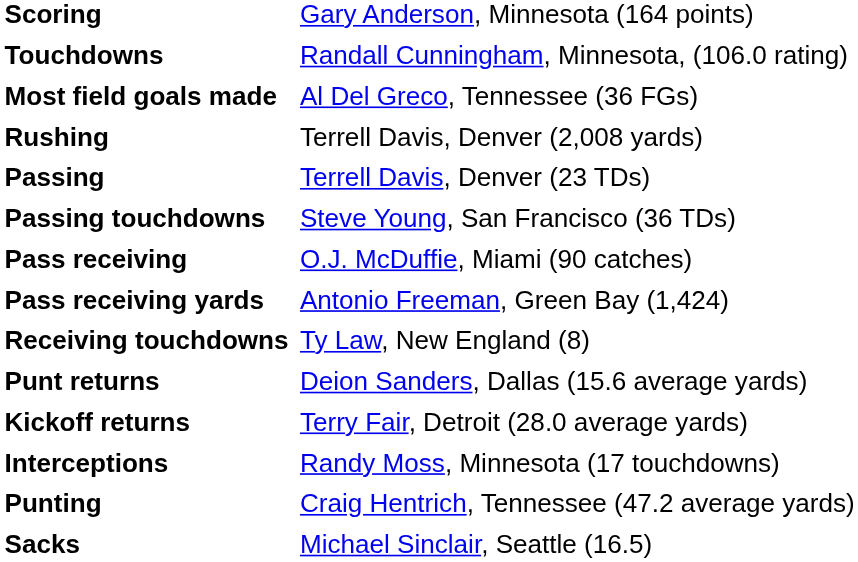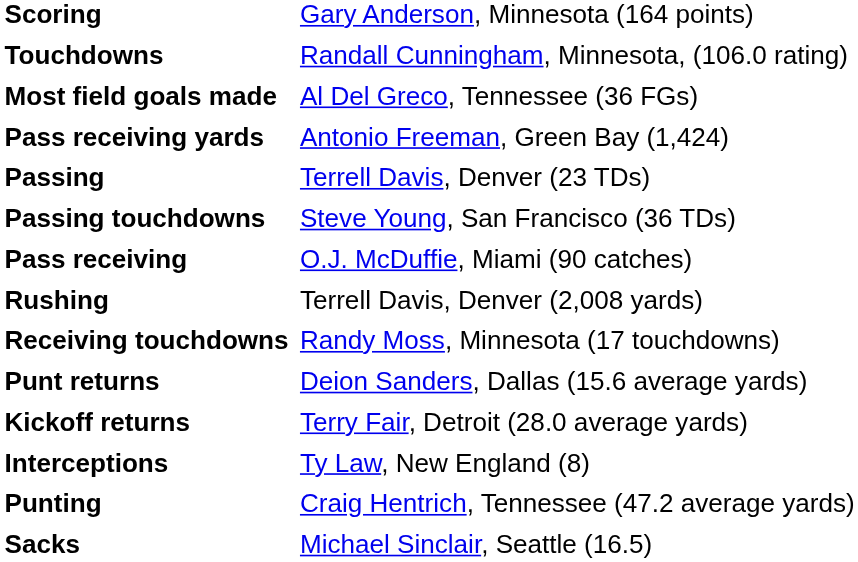rows swapped: (57, 137) <-> (134, 300)
(445, 340) Ty Law, New England (8) -> (540, 340) Randy Moss, Minnesota (17 touchdowns)
(540, 463) Randy Moss, Minnesota (17 touchdowns) -> (445, 463) Ty Law, New England (8)
